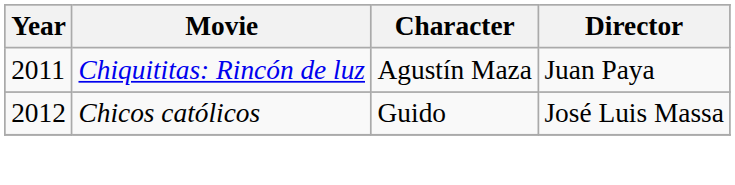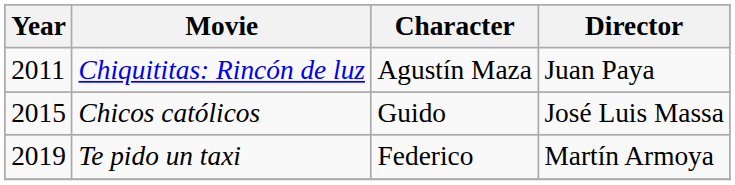(39, 112) 2012 -> (39, 112) 2015
+ row: (160, 156)
